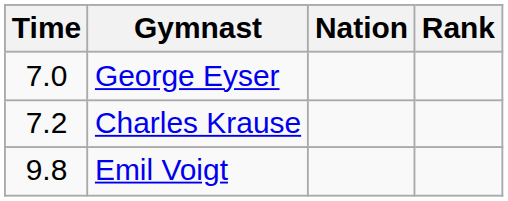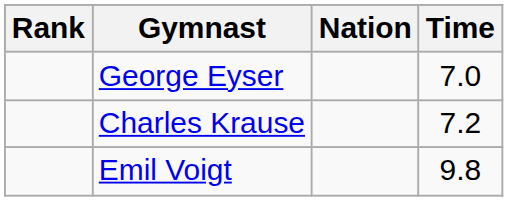columns swapped: (458, 28) <-> (46, 28)
